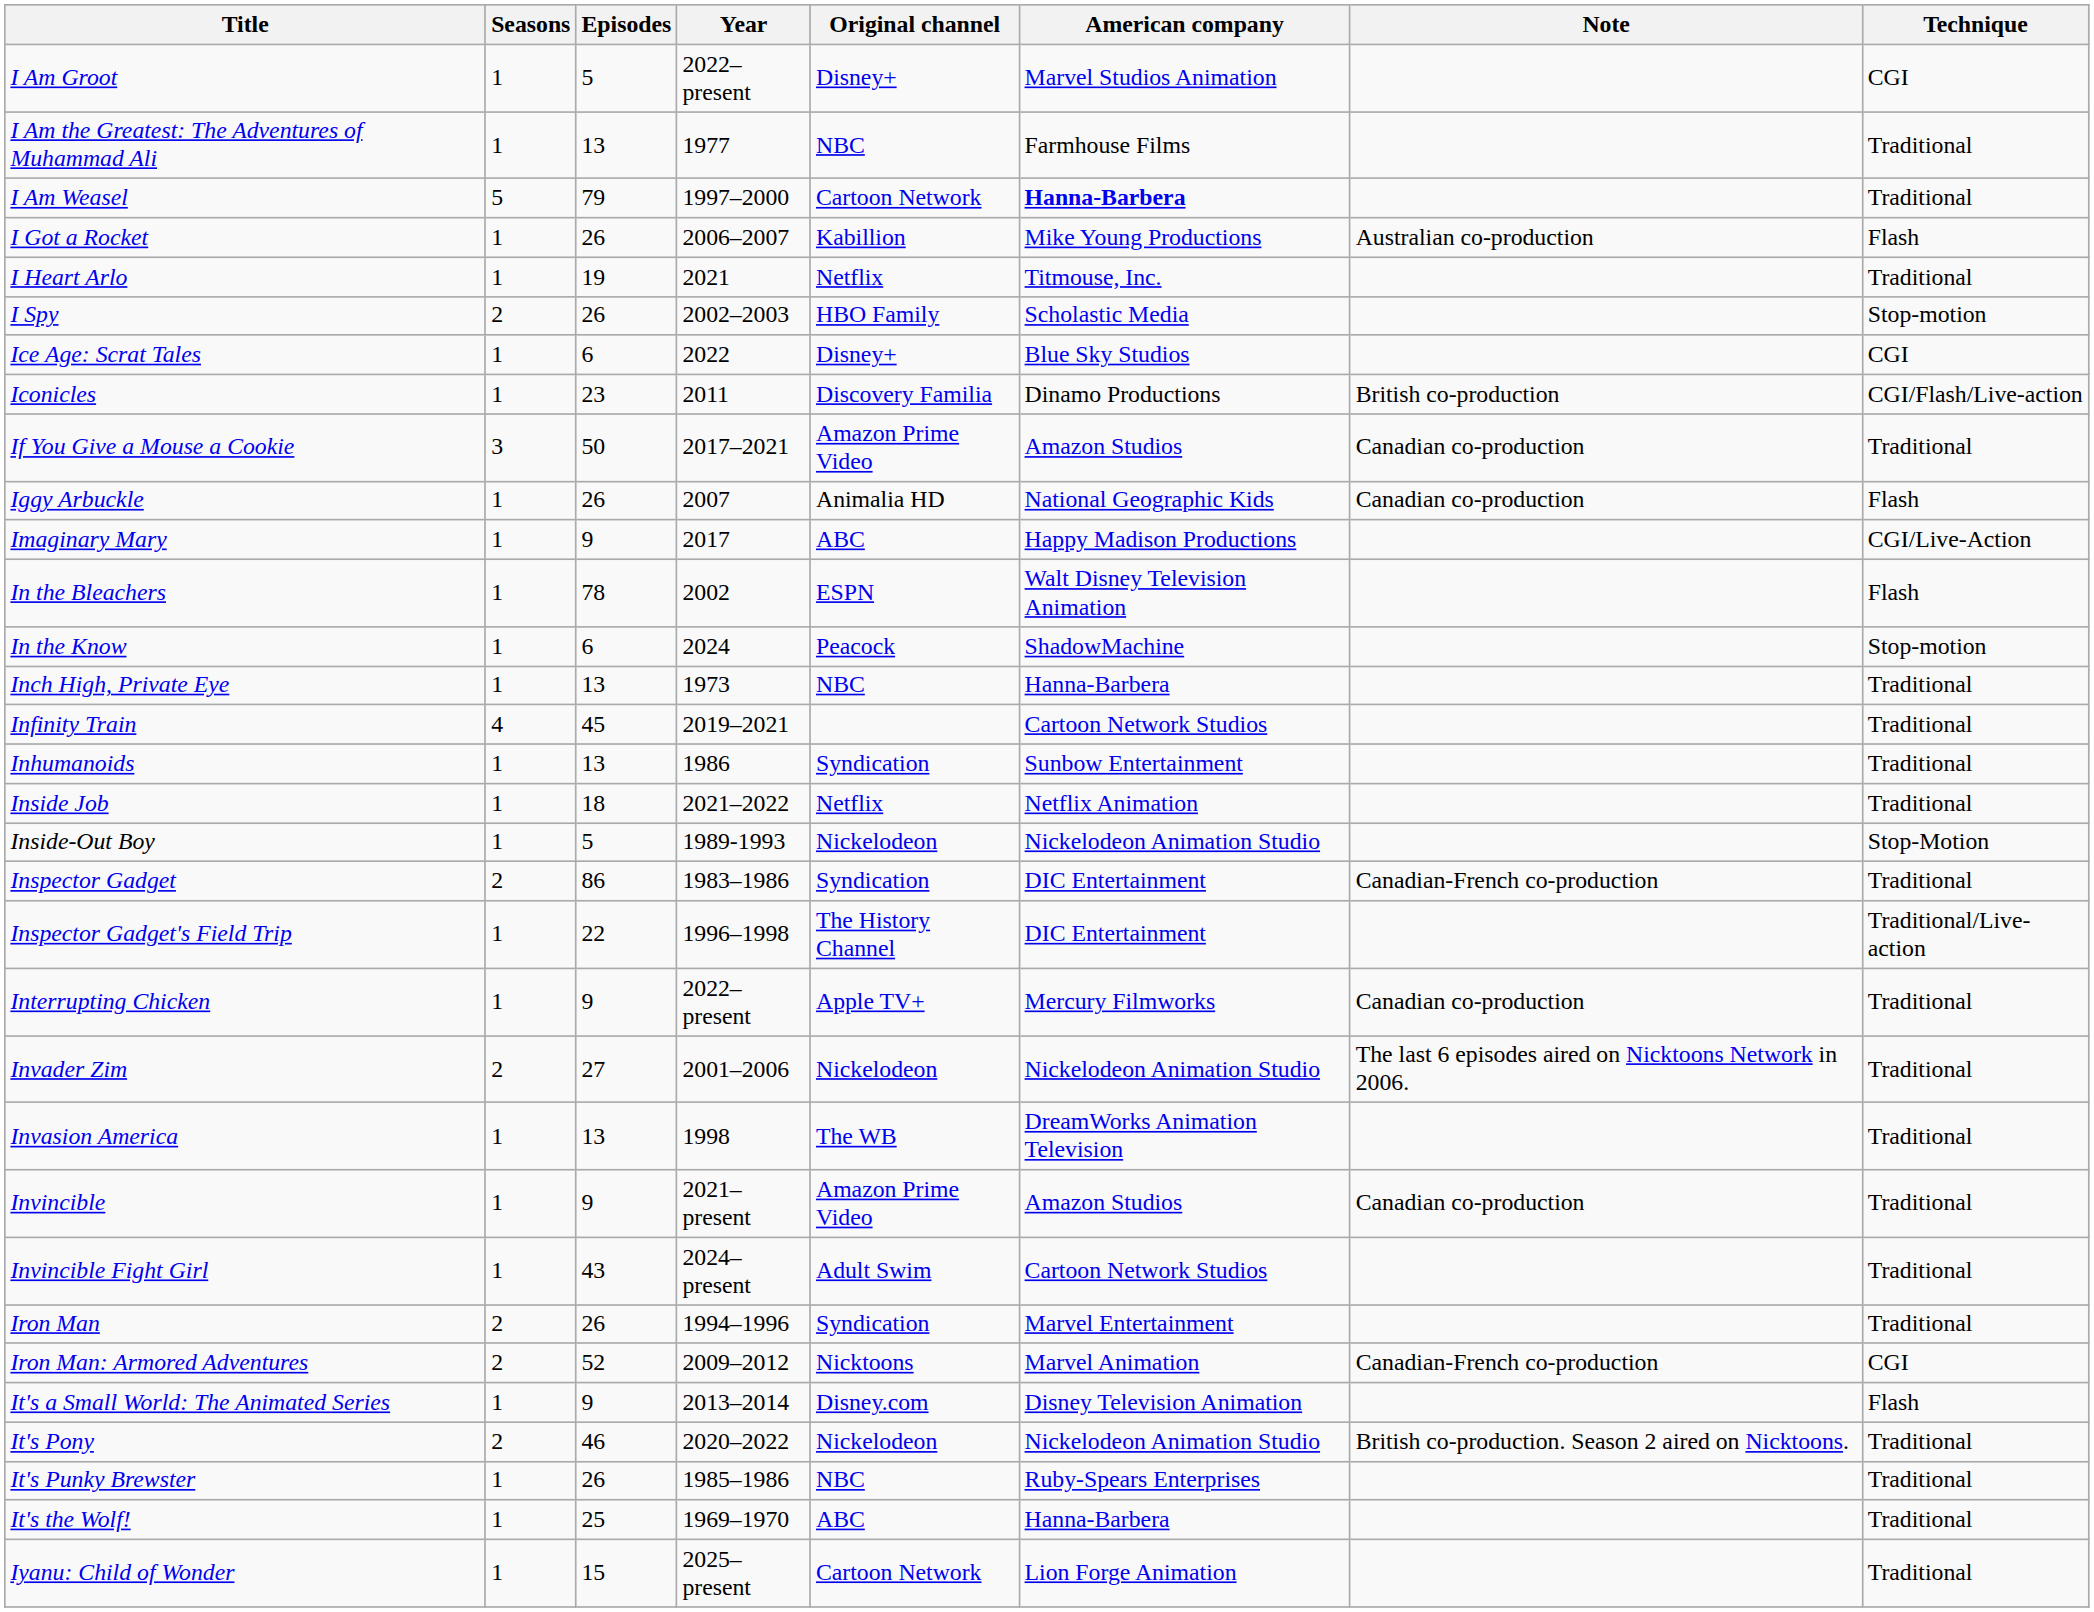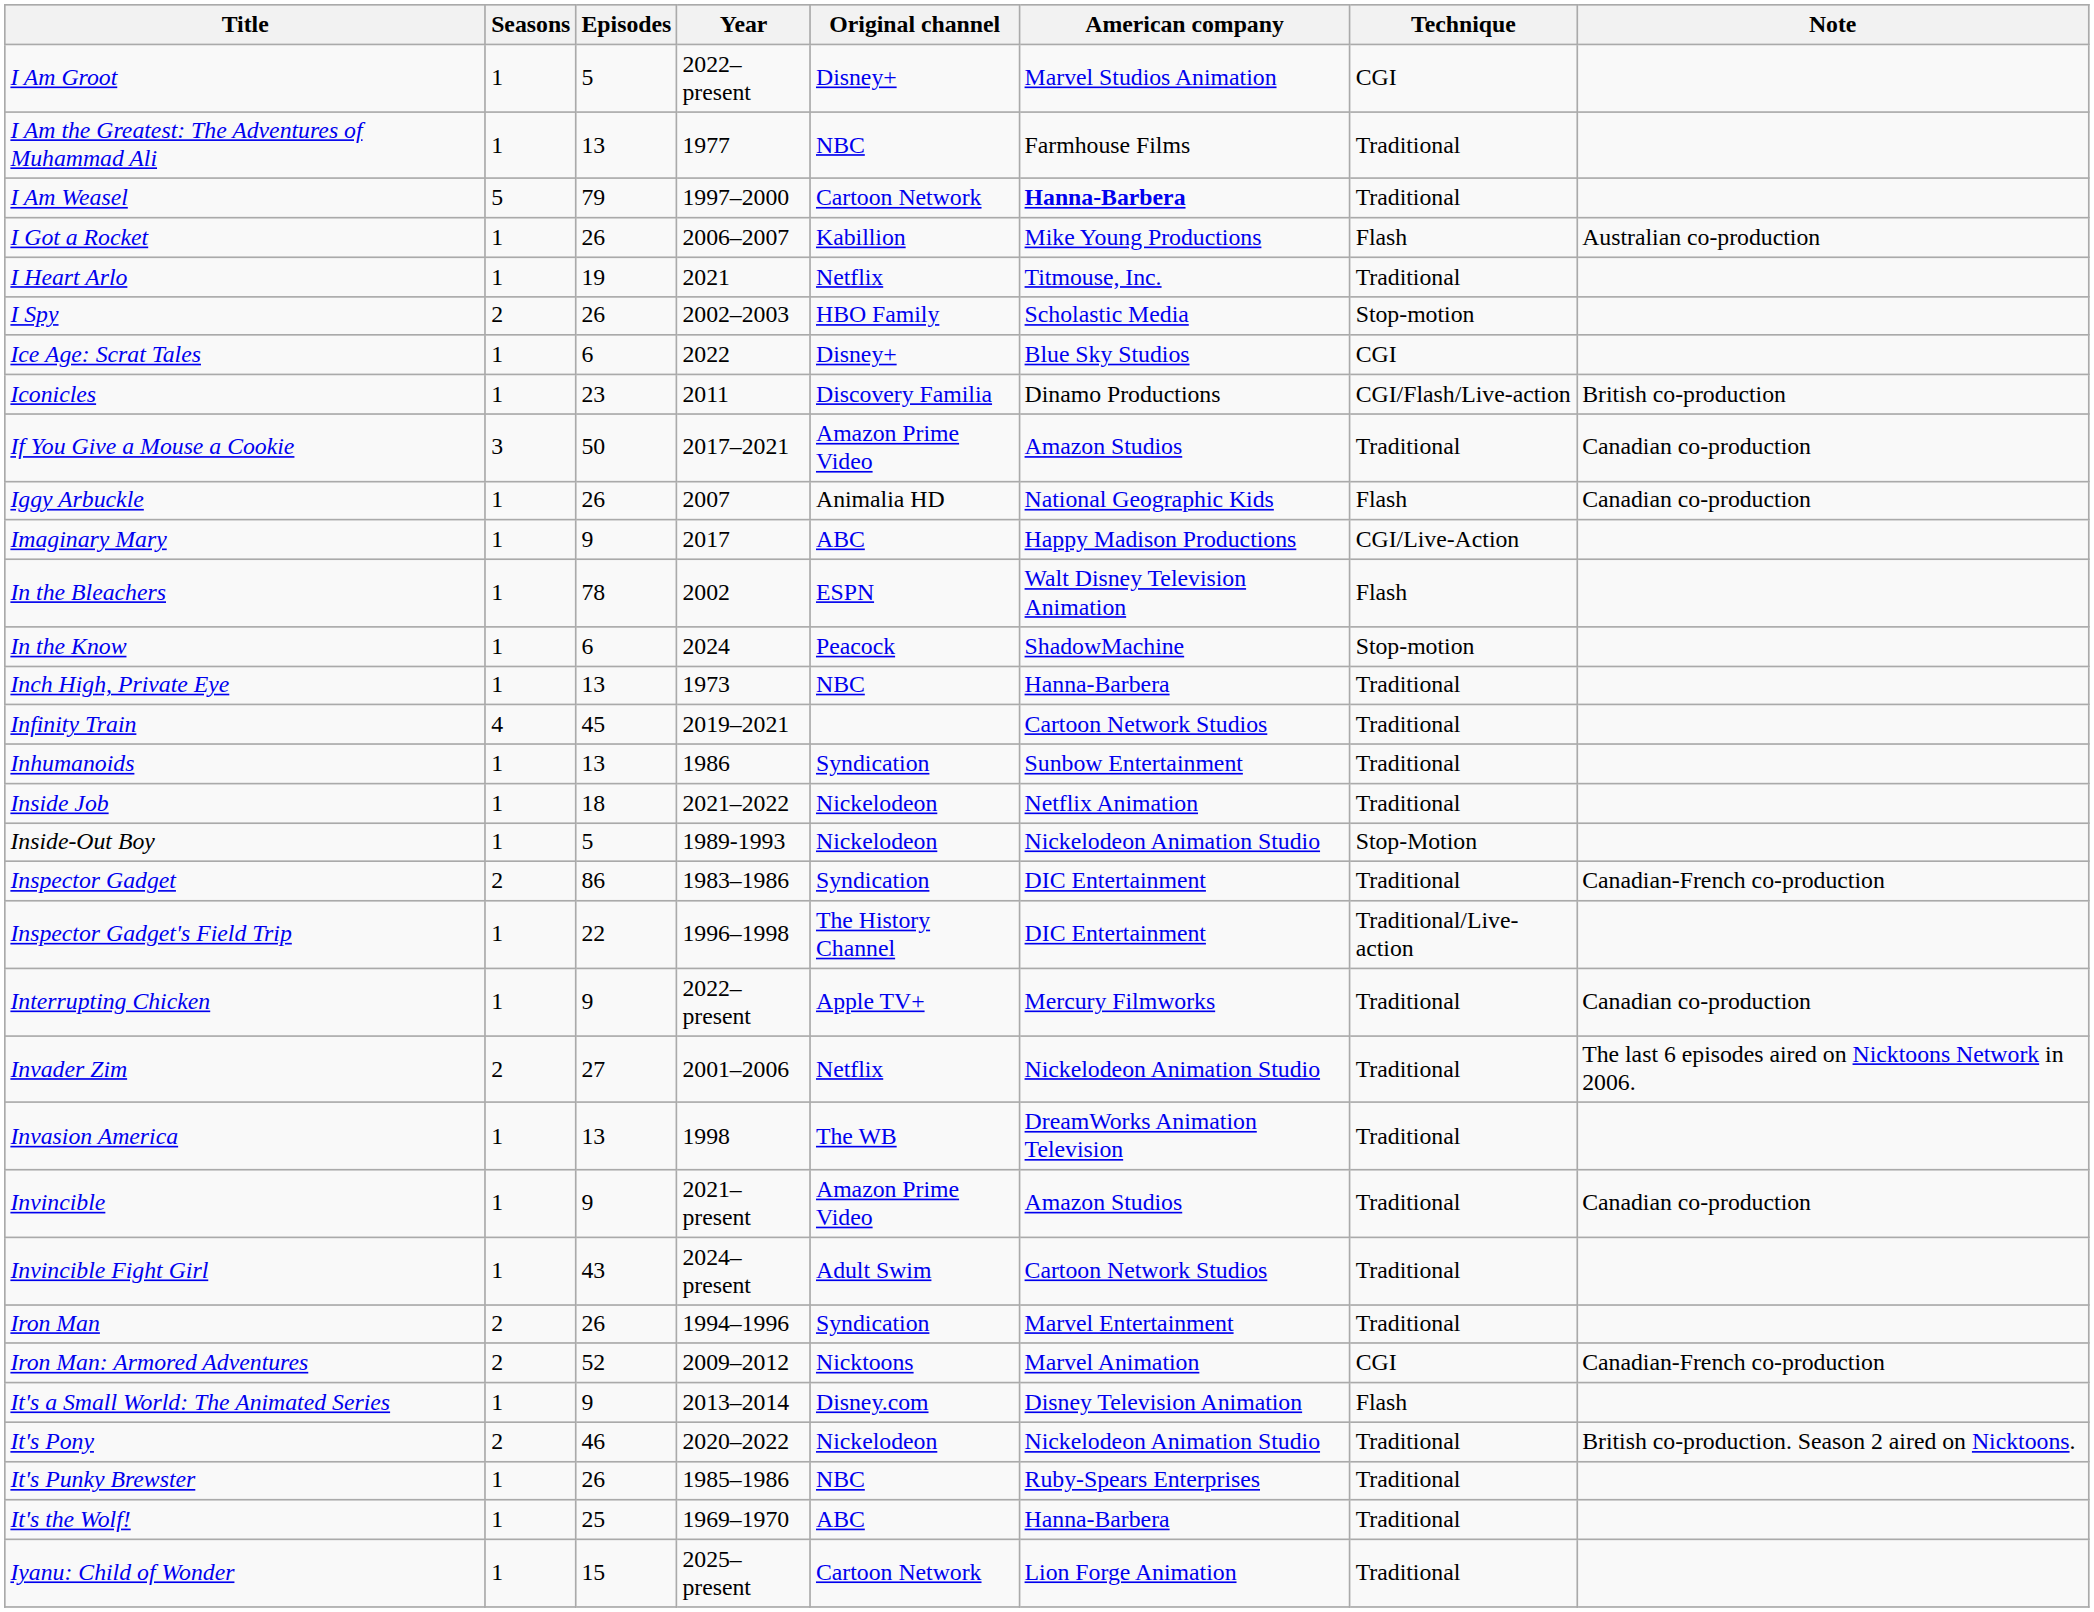columns swapped: (1606, 24) <-> (1975, 24)
(850, 802) Netflix -> (877, 802) Nickelodeon
(877, 1068) Nickelodeon -> (850, 1068) Netflix
